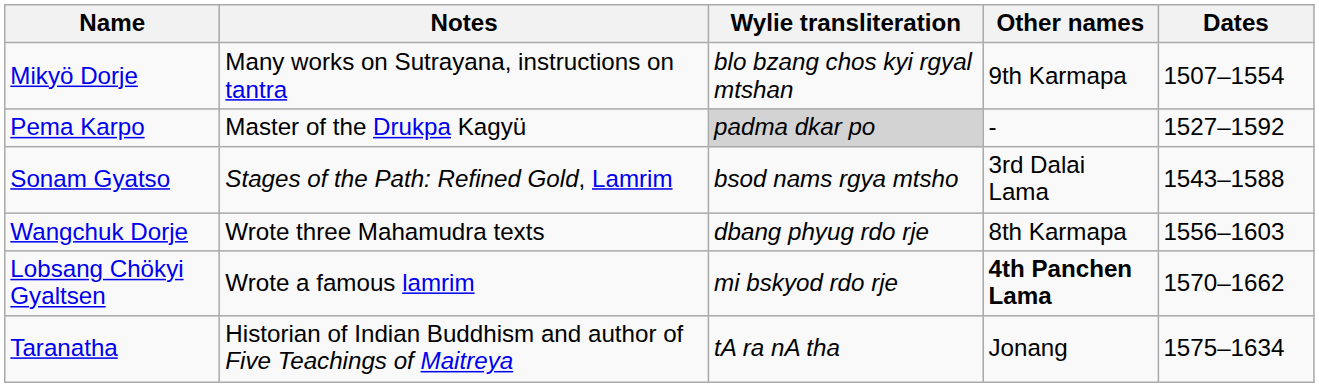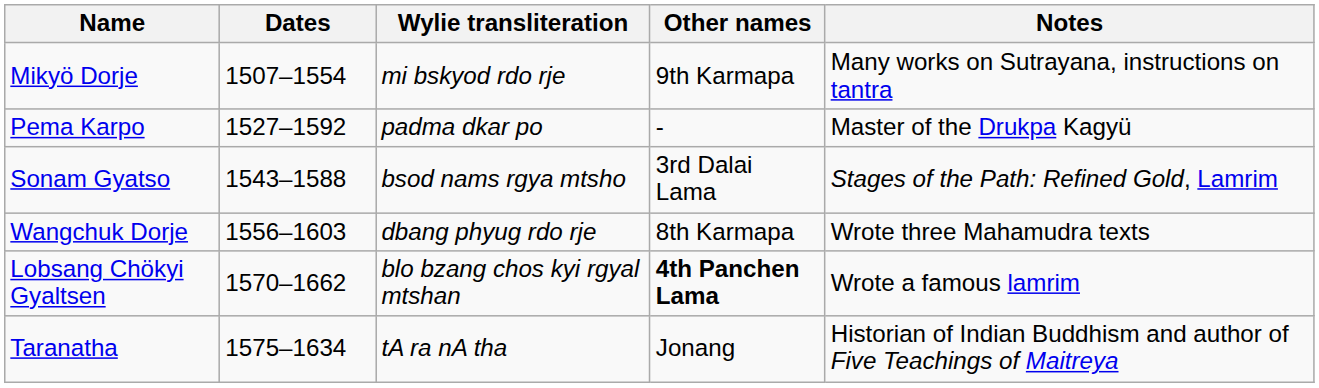columns swapped: (1236, 23) <-> (464, 23)
(843, 75) blo bzang chos kyi rgyal mtshan -> (473, 75) mi bskyod rdo rje
(795, 127) lightgrey background -> (462, 127) no background
(806, 283) mi bskyod rdo rje -> (510, 283) blo bzang chos kyi rgyal mtshan
